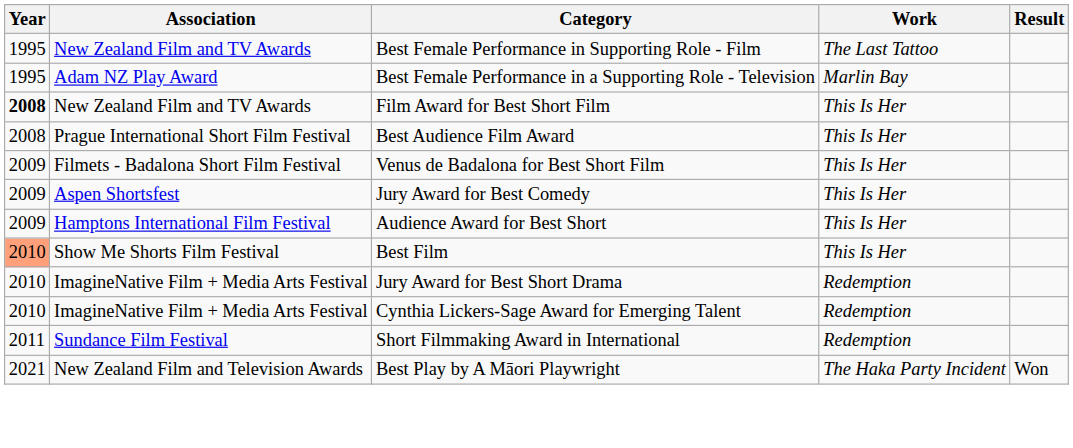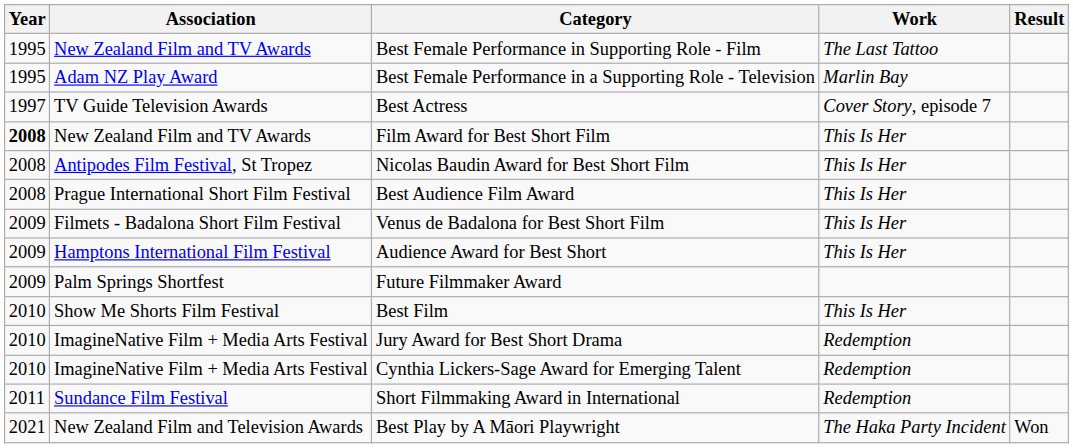+ row: (422, 106)
+ row: (533, 164)
- row: (483, 194)
+ row: (469, 281)
(27, 252) lightsalmon background -> (27, 310) no background
